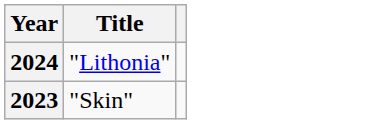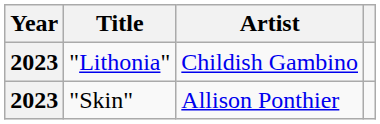+ column: (270, 23)
(34, 61) 2024 -> (34, 61) 2023
